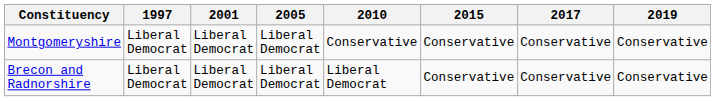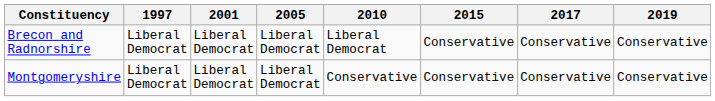rows swapped: (49, 78) <-> (64, 43)
